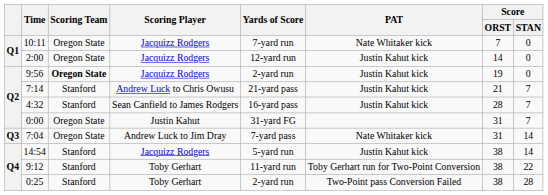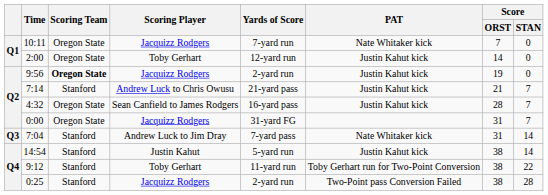(175, 58) Jacquizz Rodgers -> (175, 58) Toby Gerhart
(79, 105) Stanford -> (79, 105) Oregon State
(175, 120) Justin Kahut -> (175, 120) Jacquizz Rodgers
(79, 136) Oregon State -> (79, 136) Stanford
(175, 151) Jacquizz Rodgers -> (175, 151) Justin Kahut
(175, 182) Toby Gerhart -> (175, 182) Jacquizz Rodgers
